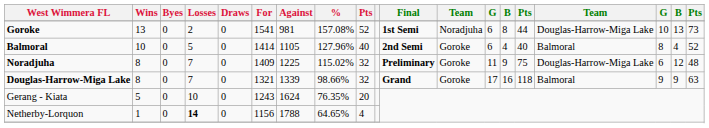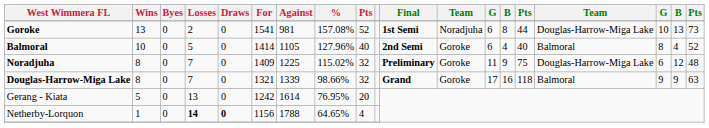(193, 96) 10 -> (193, 96) 13
(264, 96) 1243 -> (264, 96) 1242
(289, 96) 1624 -> (289, 96) 1614
(333, 96) 76.35% -> (333, 96) 76.95%
(223, 113) normal -> (223, 113) bold
